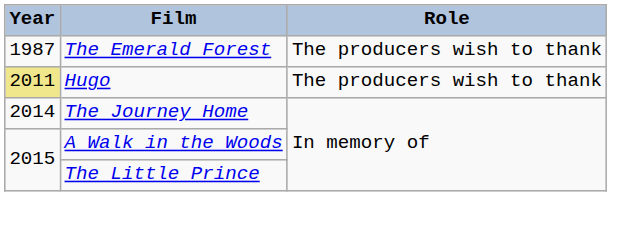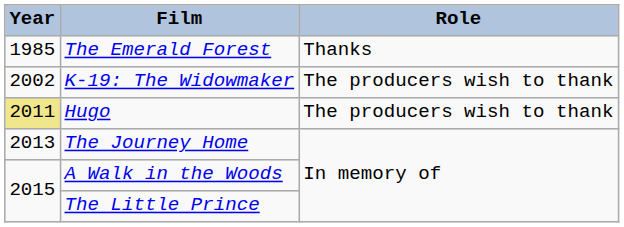(32, 51) 1987 -> (32, 51) 1985
(447, 51) The producers wish to thank -> (338, 51) Thanks
+ row: (179, 82)
(32, 113) 2014 -> (32, 144) 2013
